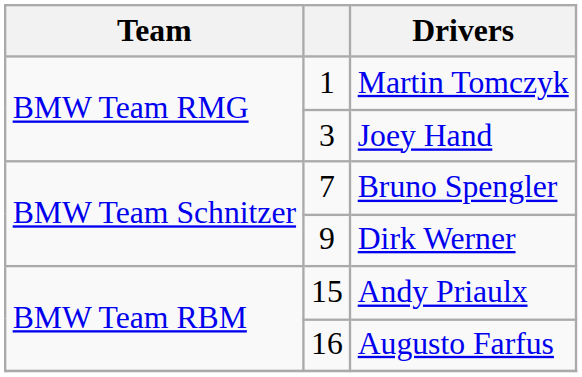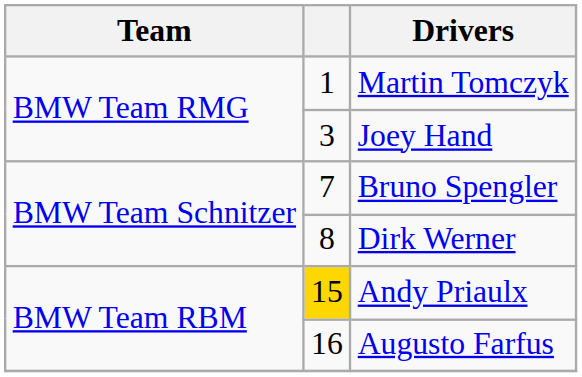(327, 239) 9 -> (327, 239) 8
(327, 291) no background -> (327, 291) gold background
